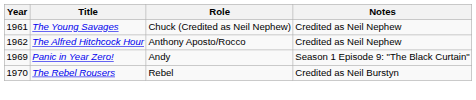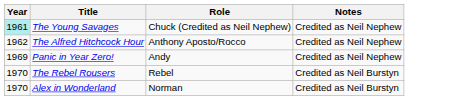(17, 27) no background -> (17, 27) paleturquoise background
(382, 57) Season 1 Episode 9: "The Black Curtain" -> (348, 57) Credited as Neil Nephew
+ row: (74, 88)
